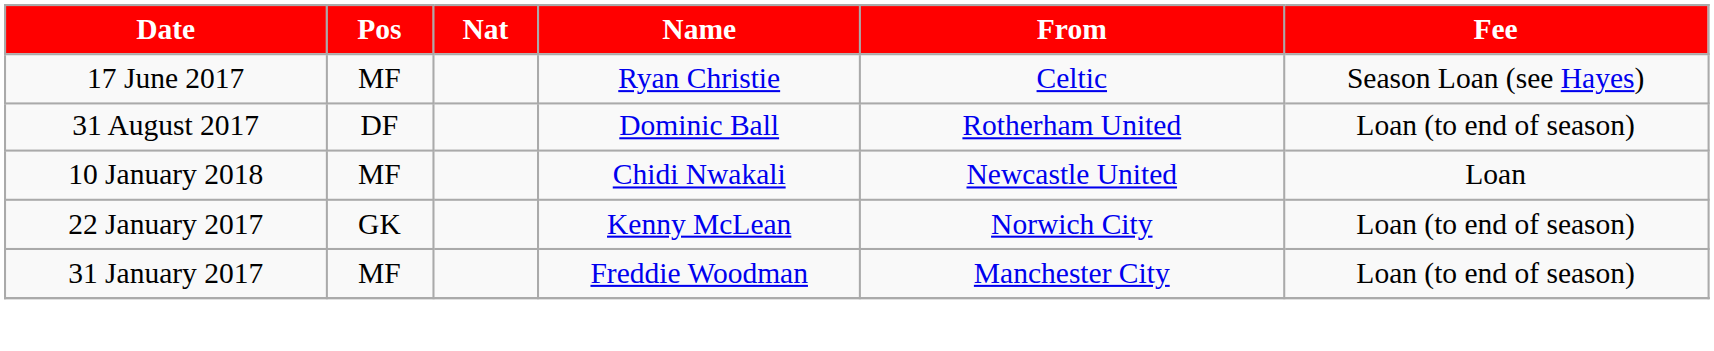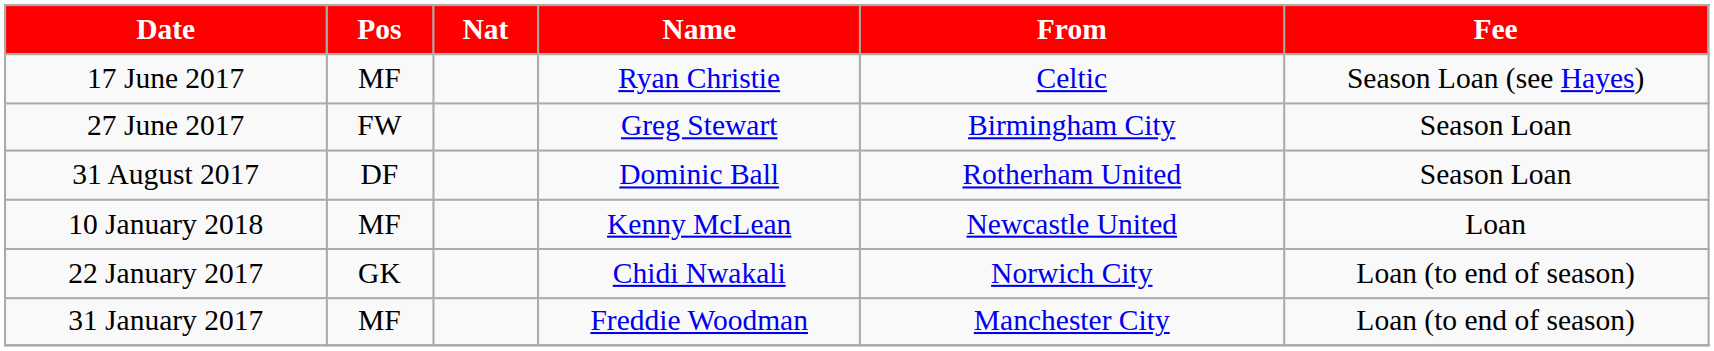+ row: (166, 126)
(1496, 126) Loan (to end of season) -> (1496, 175) Season Loan
(699, 175) Chidi Nwakali -> (699, 223) Kenny McLean
(699, 223) Kenny McLean -> (699, 272) Chidi Nwakali
